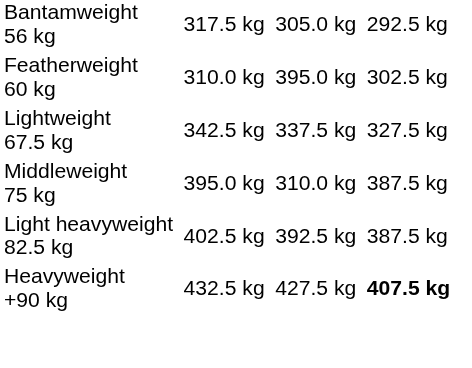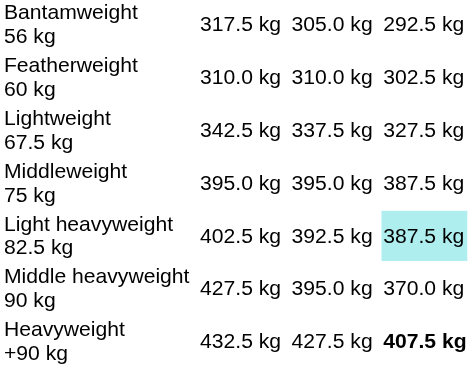(316, 77) 395.0 kg -> (332, 77) 310.0 kg
(316, 182) 310.0 kg -> (332, 182) 395.0 kg
(407, 235) no background -> (424, 235) paleturquoise background
+ row: (97, 288)
